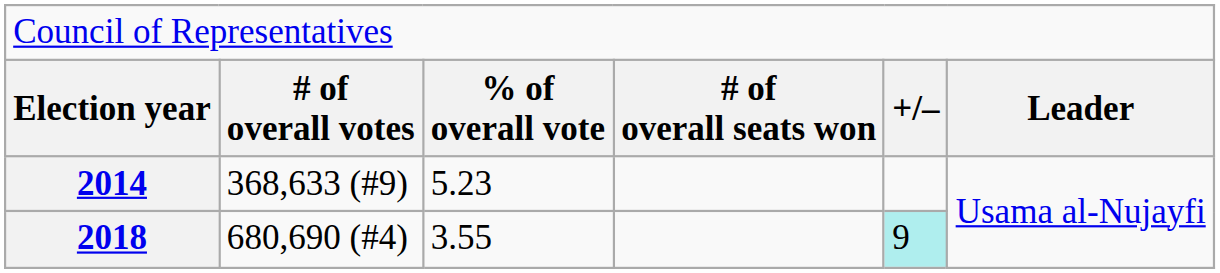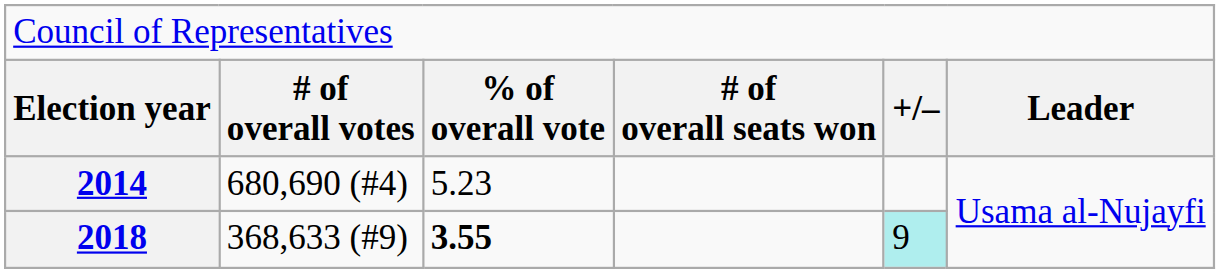(317, 182) 368,633 (#9) -> (317, 182) 680,690 (#4)
(317, 238) 680,690 (#4) -> (317, 238) 368,633 (#9)
(461, 238) normal -> (461, 238) bold
